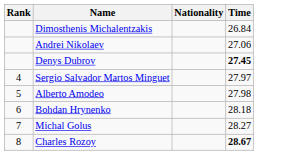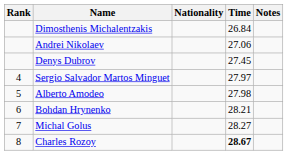+ column: (268, 12)
(240, 61) bold -> (240, 61) normal
(240, 110) 28.18 -> (240, 110) 28.21
